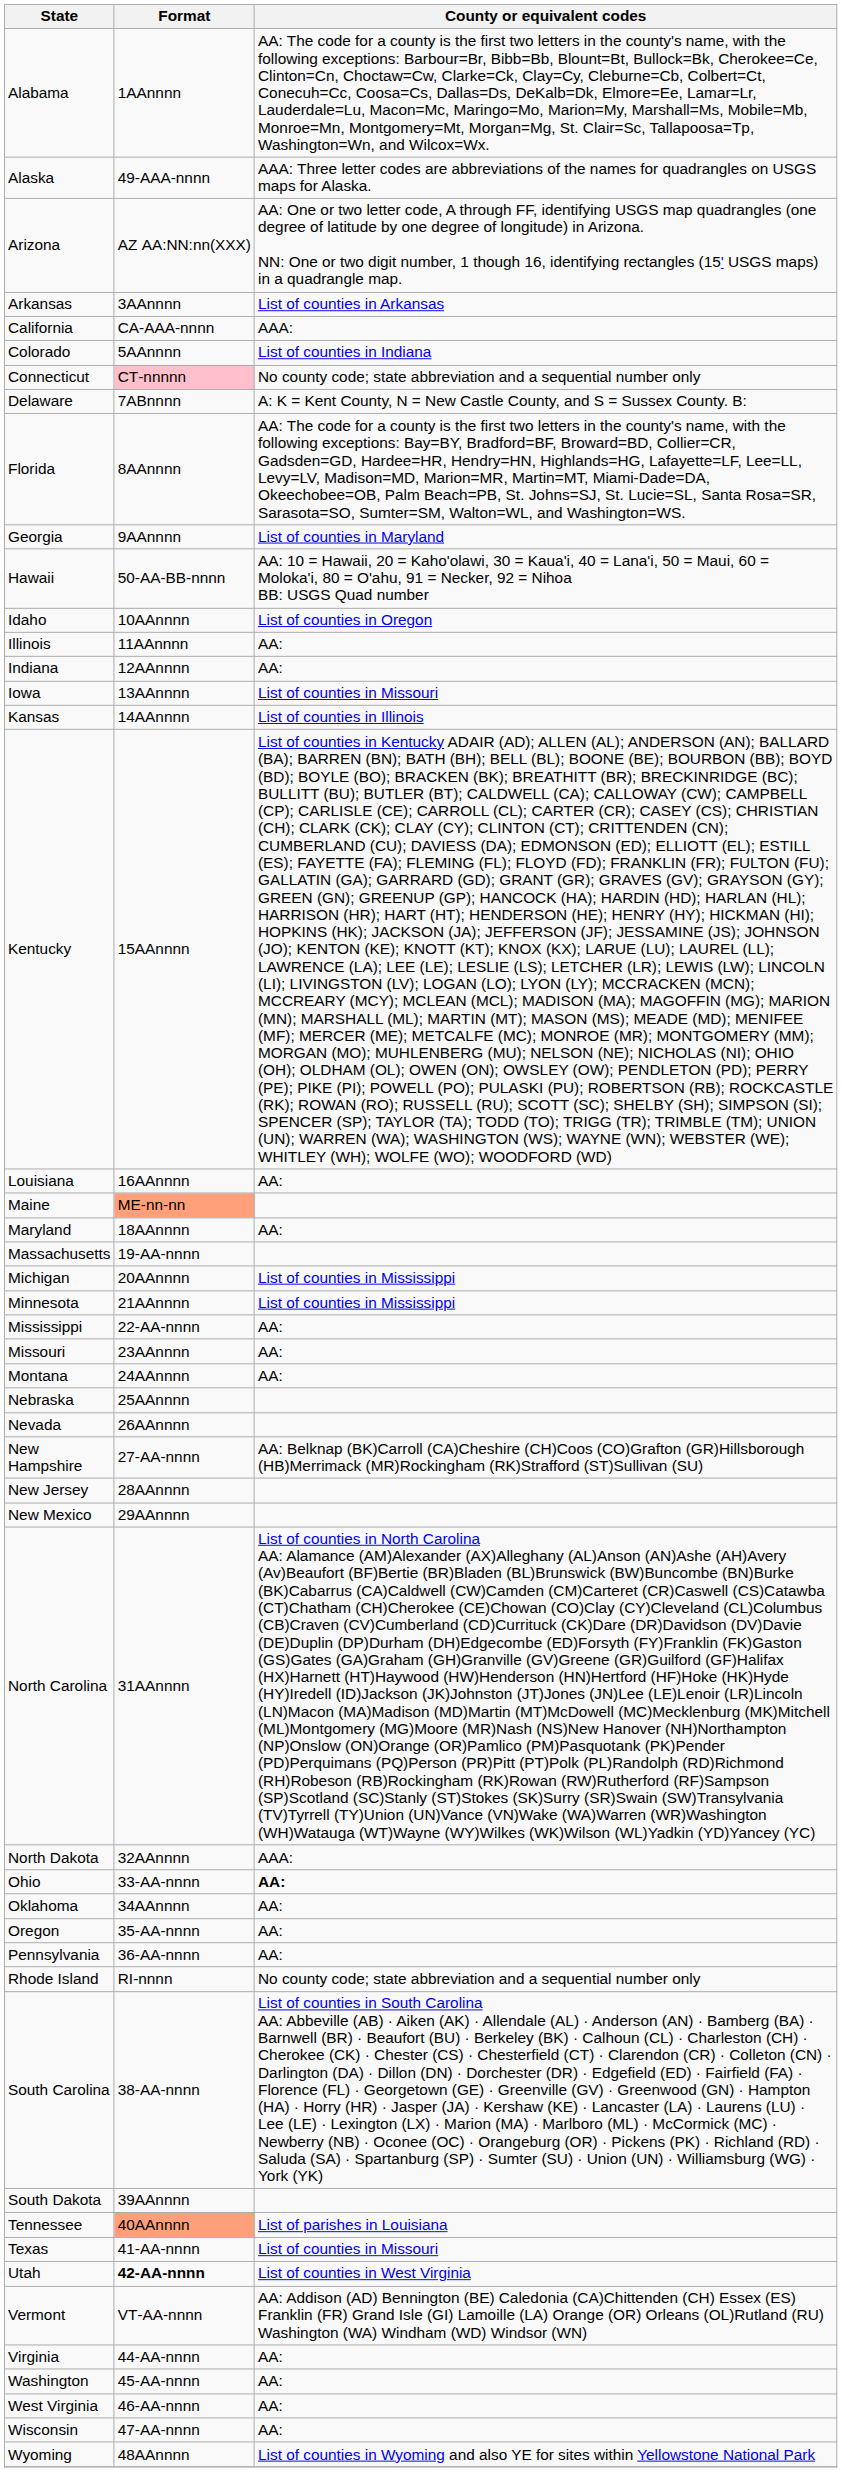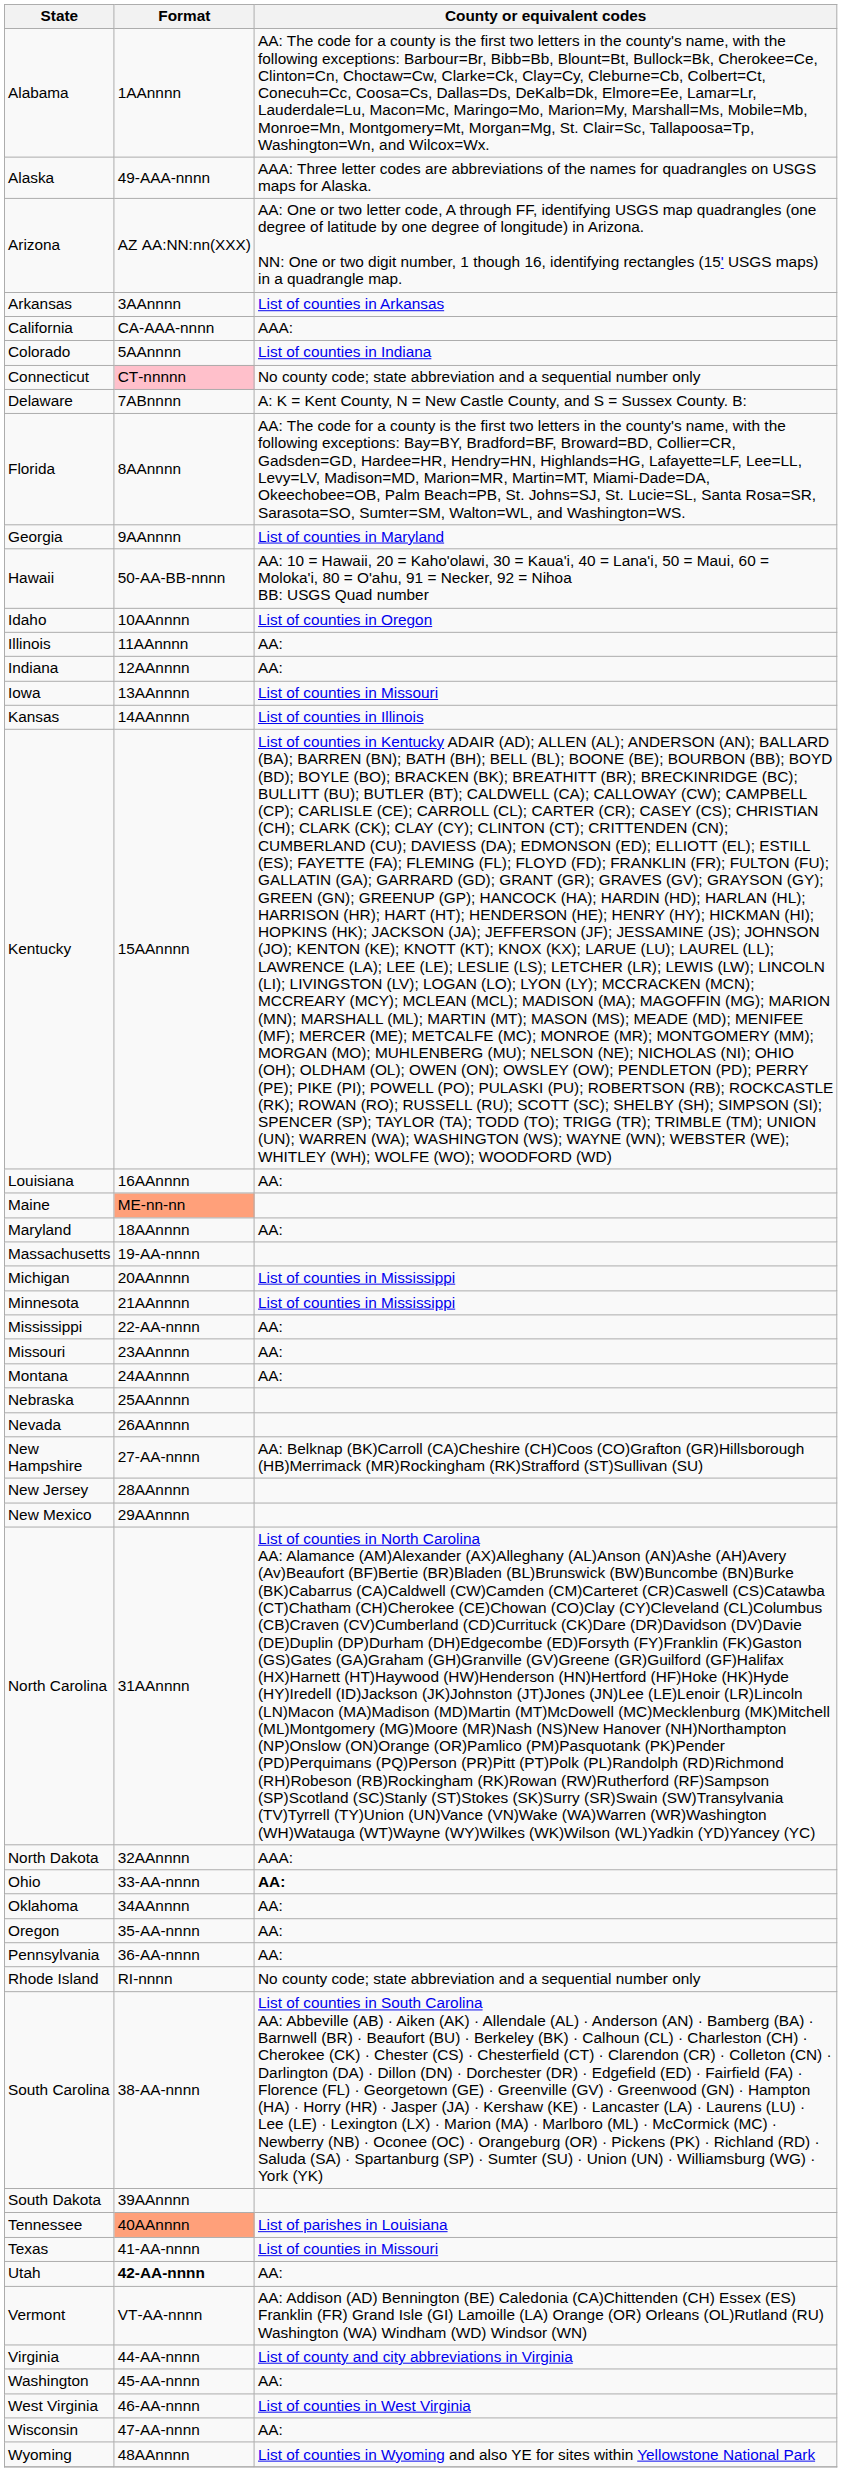(364, 2273) List of counties in West Virginia -> (270, 2273) AA:
(270, 2357) AA: -> (415, 2357) List of county and city abbreviations in Virginia
(270, 2405) AA: -> (364, 2405) List of counties in West Virginia
